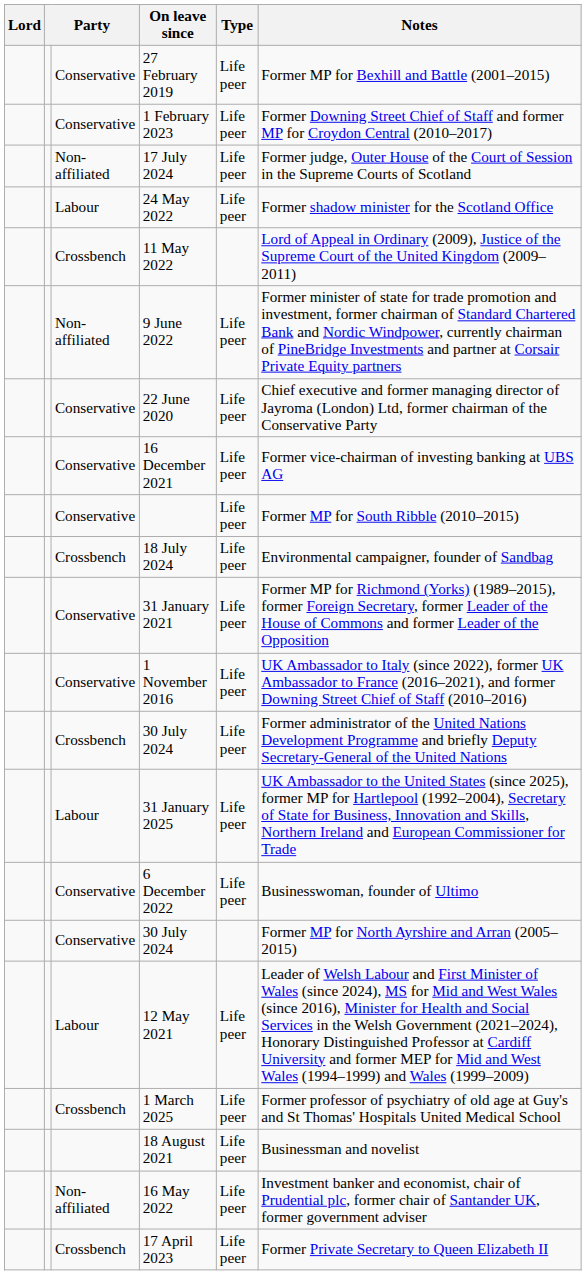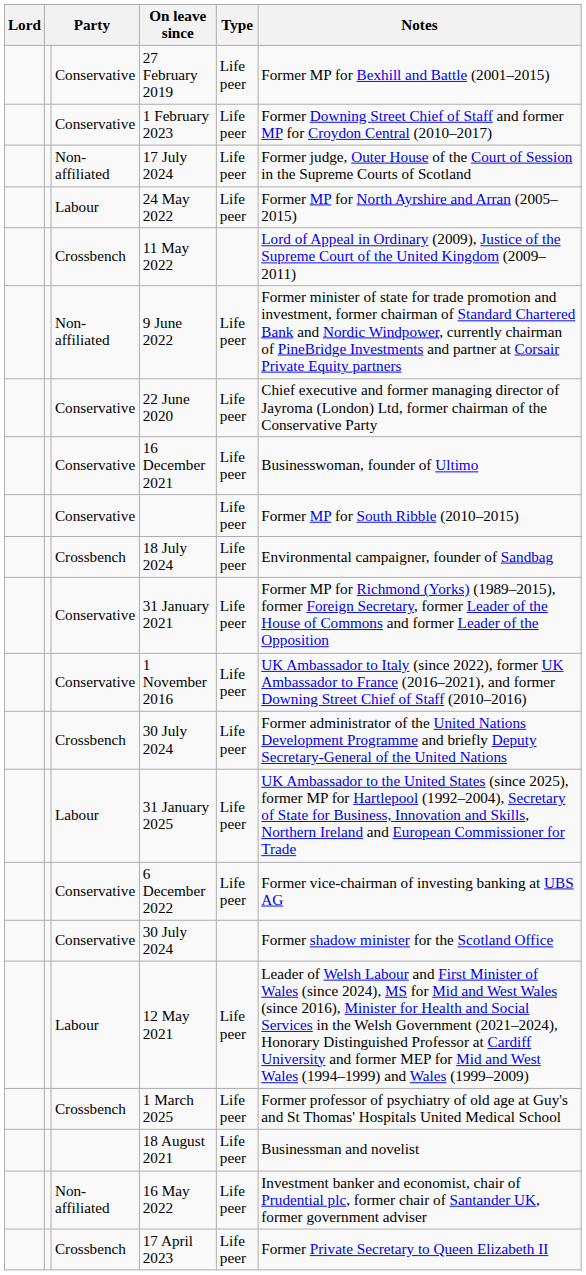(407, 207) Former shadow minister for the Scotland Office -> (410, 207) Former MP for North Ayrshire and Arran (2005–2015)
(417, 465) Former vice-chairman of investing banking at UBS AG -> (370, 465) Businesswoman, founder of Ultimo
(370, 891) Businesswoman, founder of Ultimo -> (417, 891) Former vice-chairman of investing banking at UBS AG
(410, 940) Former MP for North Ayrshire and Arran (2005–2015) -> (407, 940) Former shadow minister for the Scotland Office
